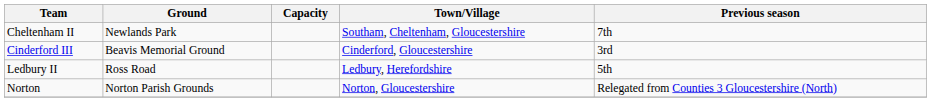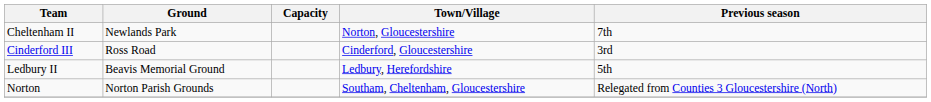(434, 32) Southam, Cheltenham, Gloucestershire -> (398, 32) Norton, Gloucestershire
(165, 50) Beavis Memorial Ground -> (130, 50) Ross Road
(130, 69) Ross Road -> (165, 69) Beavis Memorial Ground
(398, 87) Norton, Gloucestershire -> (434, 87) Southam, Cheltenham, Gloucestershire
